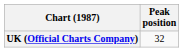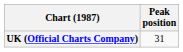(159, 39) 32 -> (159, 39) 31
